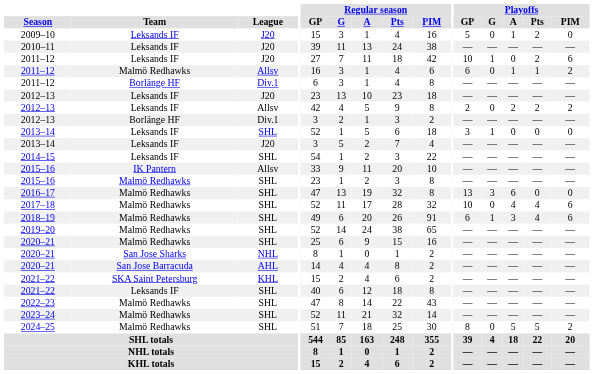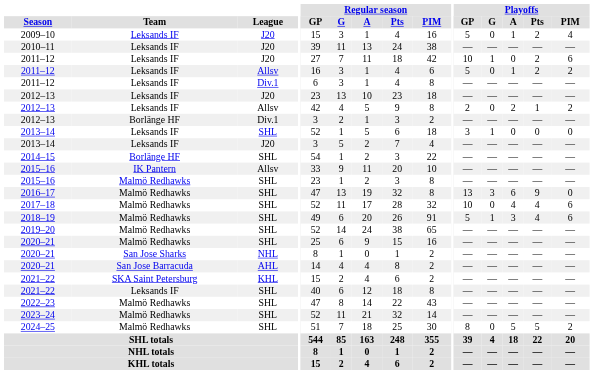(570, 34) 0 -> (570, 34) 4
(155, 71) Malmö Redhawks -> (155, 71) Leksands IF
(468, 71) 6 -> (468, 71) 5
(537, 71) 1 -> (537, 71) 2
(155, 83) Borlänge HF -> (155, 83) Leksands IF
(537, 107) 2 -> (537, 107) 1
(155, 156) Leksands IF -> (155, 156) Borlänge HF
(537, 193) 0 -> (537, 193) 9
(468, 217) 6 -> (468, 217) 5
